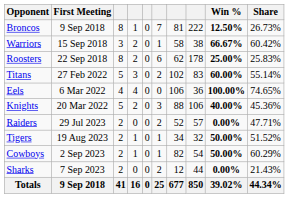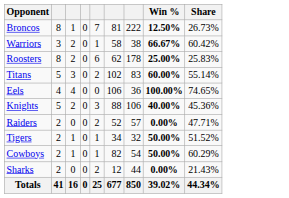- column: (82, 12)
